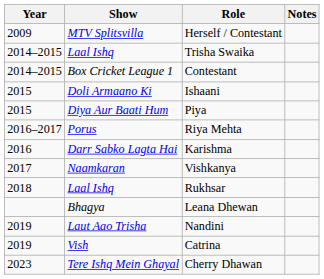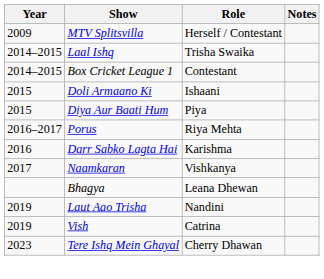- row: (205, 187)
